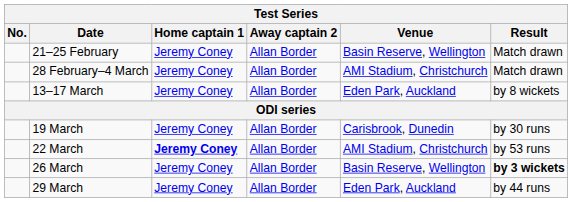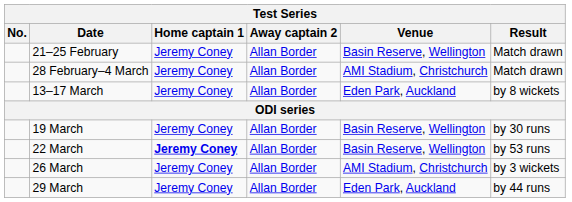(398, 129) Carisbrook, Dunedin -> (414, 129) Basin Reserve, Wellington
(415, 149) AMI Stadium, Christchurch -> (414, 149) Basin Reserve, Wellington
(414, 168) Basin Reserve, Wellington -> (415, 168) AMI Stadium, Christchurch
(529, 168) bold -> (526, 168) normal
